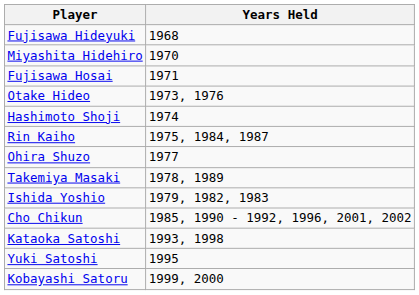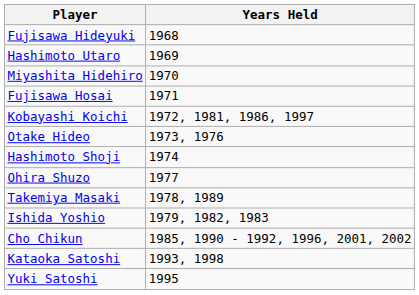+ row: (64, 55)
+ row: (68, 116)
- row: (41, 137)
- row: (68, 279)
